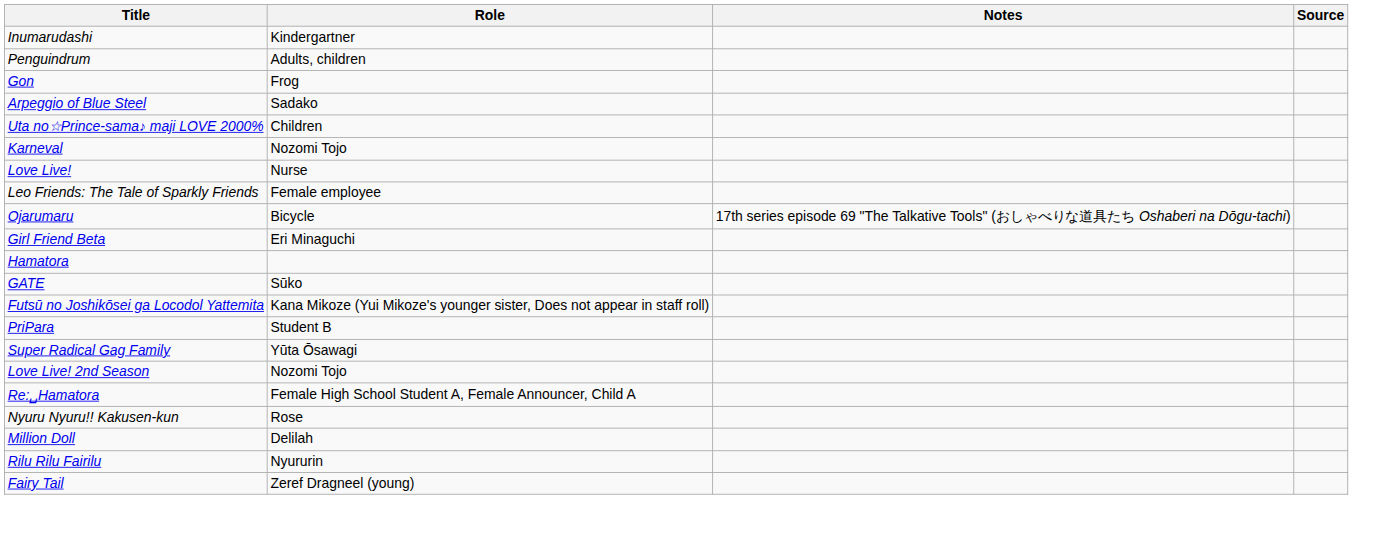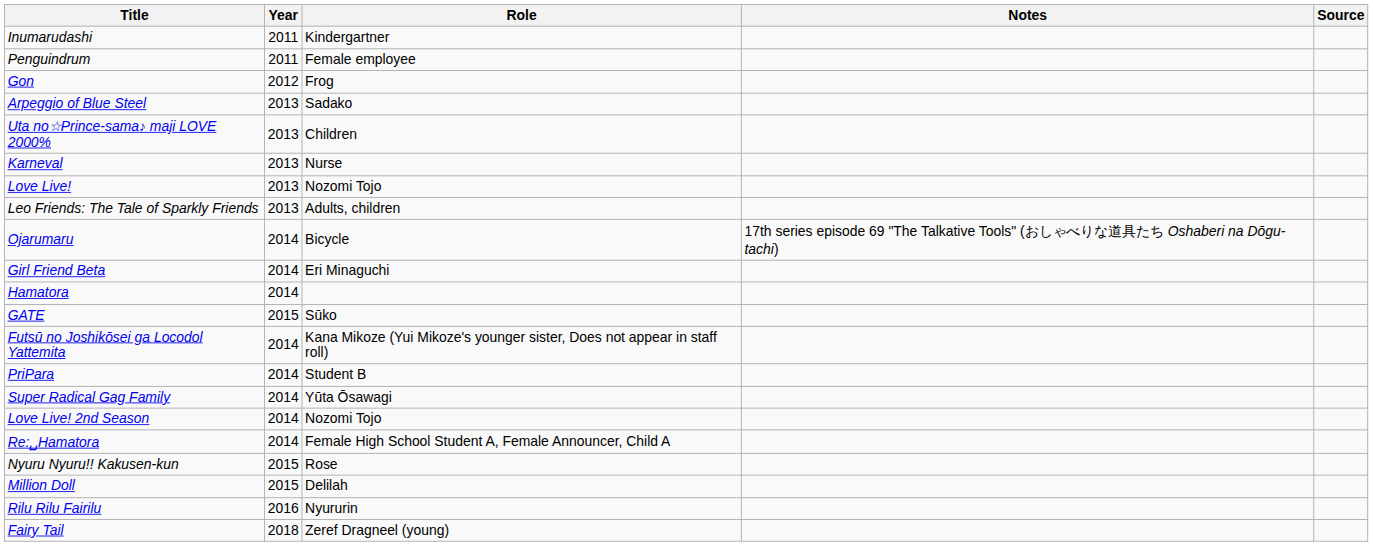+ column: (283, 15)
(318, 59) Adults, children -> (360, 59) Female employee
(309, 148) Nozomi Tojo -> (324, 164) Nurse
(289, 170) Nurse -> (343, 186) Nozomi Tojo
(326, 193) Female employee -> (353, 208) Adults, children
